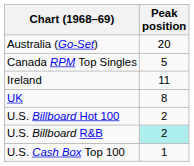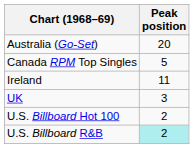(164, 98) 8 -> (164, 98) 3
- row: (66, 152)
